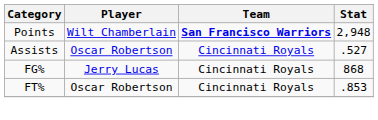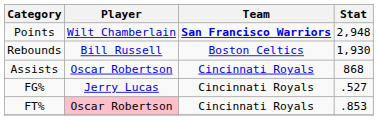+ row: (34, 51)
(354, 51) .527 -> (354, 69) 868
(354, 69) 868 -> (354, 87) .527
(121, 87) no background -> (121, 106) pink background
